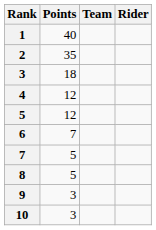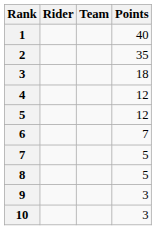columns swapped: (133, 14) <-> (60, 14)
